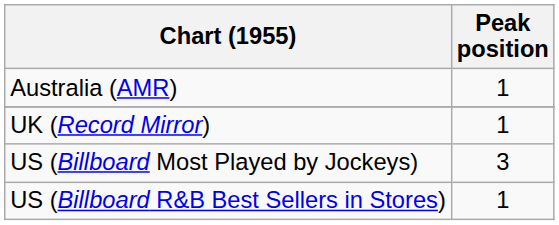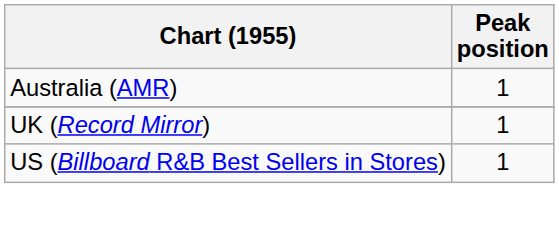- row: (214, 162)
